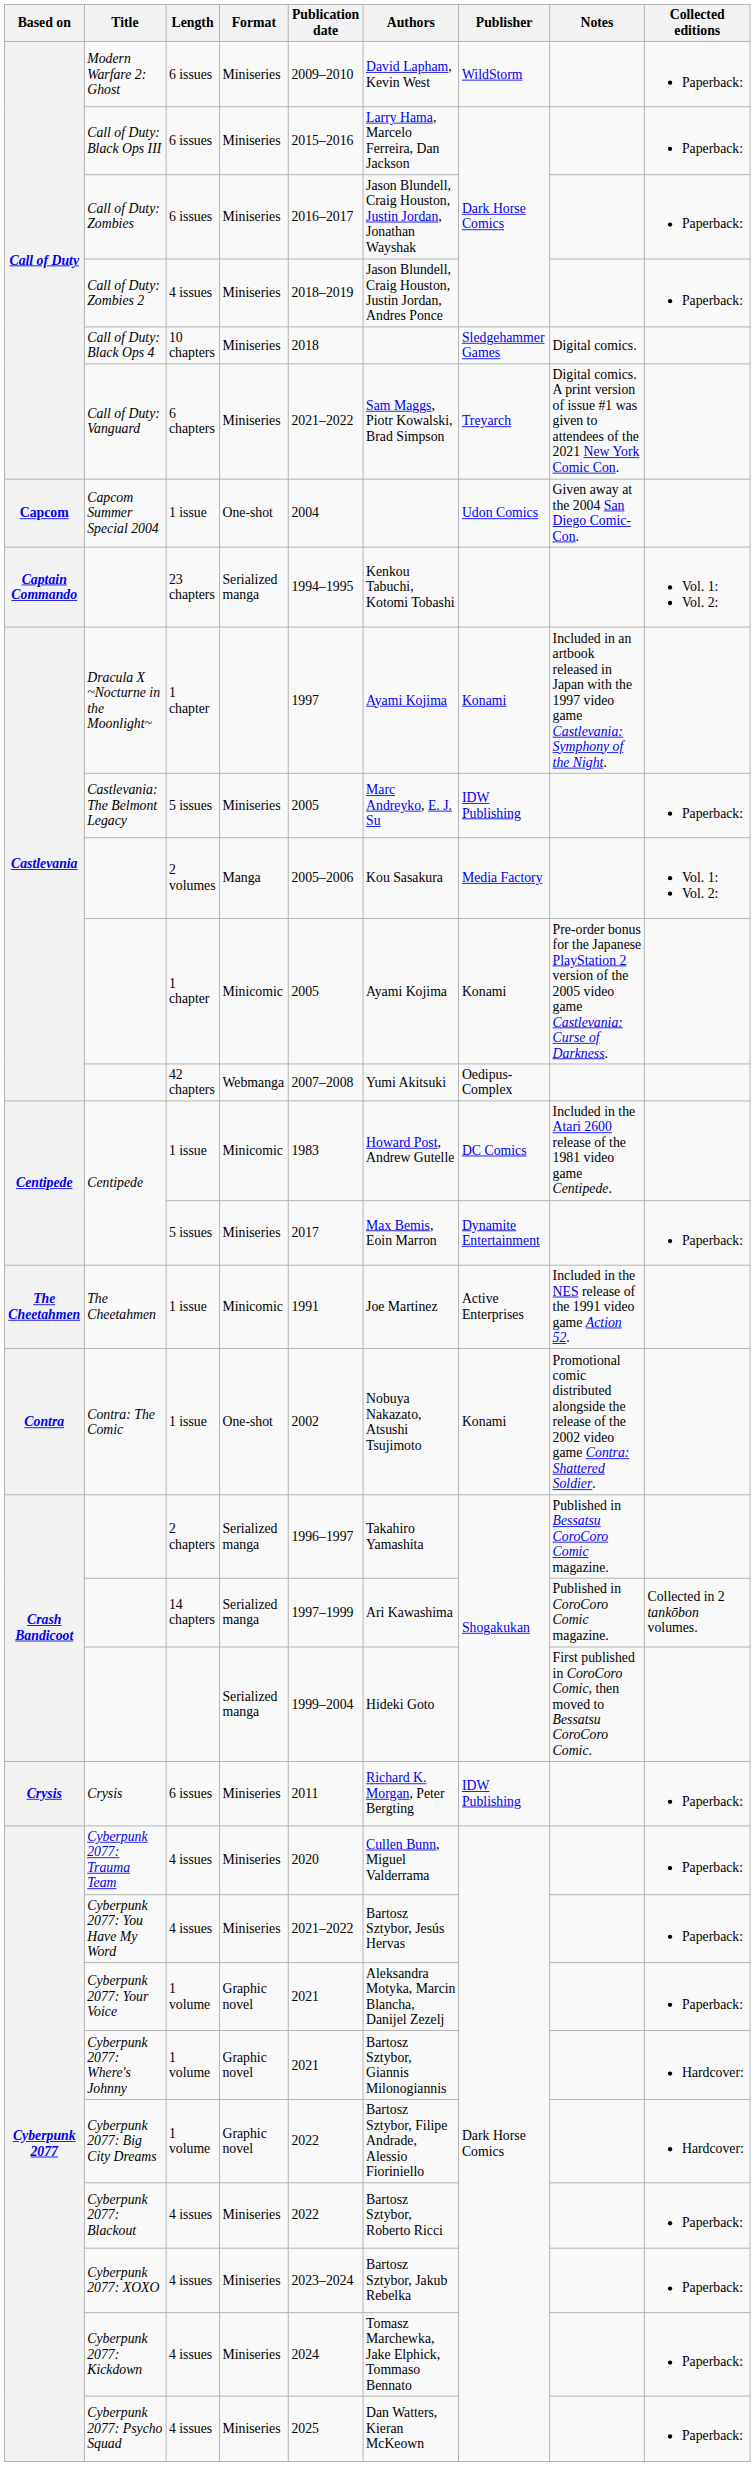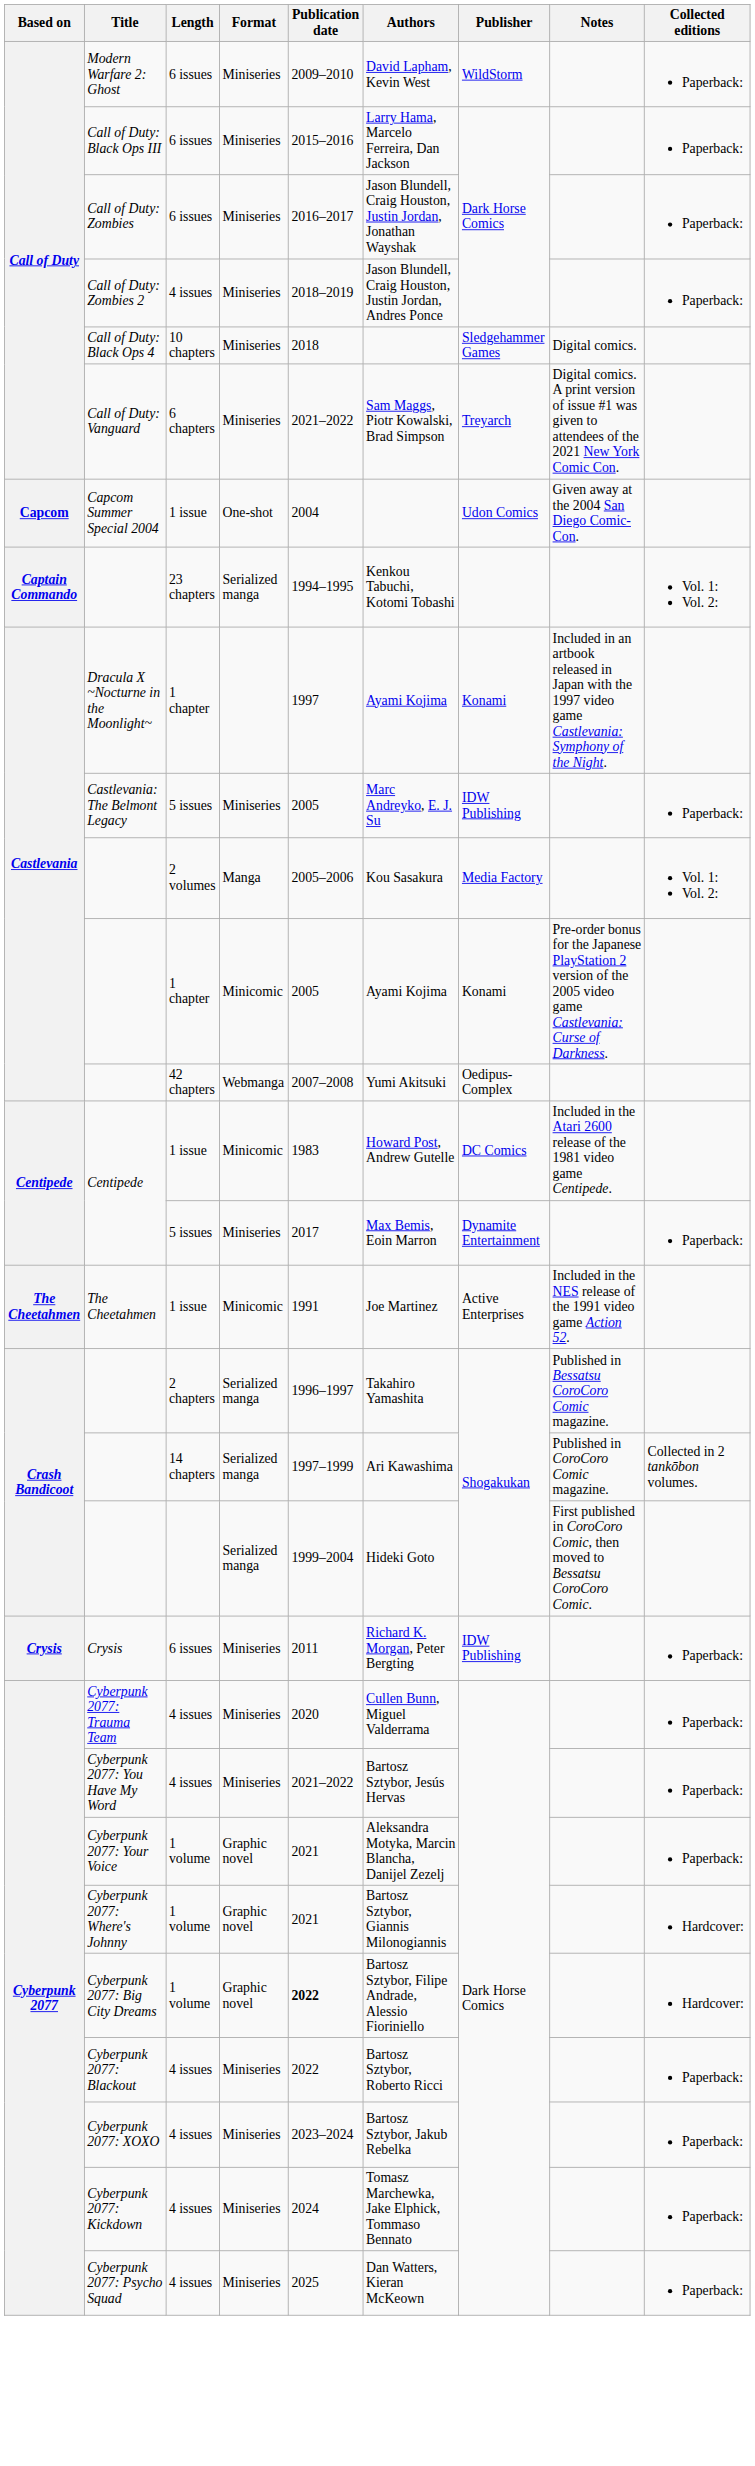- row: (121, 1421)
(305, 2141) normal -> (305, 1995) bold
